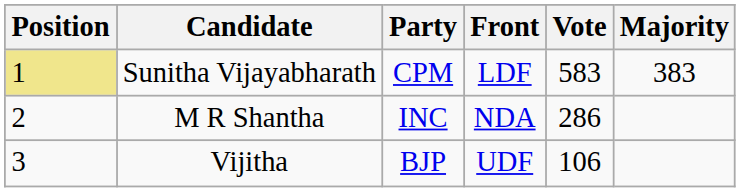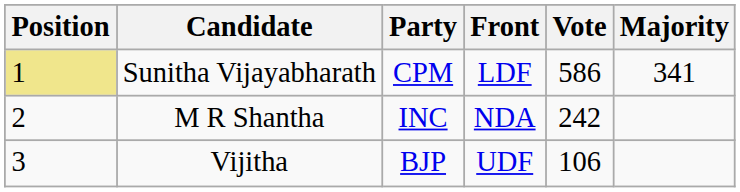(580, 72) 583 -> (580, 72) 586
(674, 72) 383 -> (674, 72) 341
(580, 117) 286 -> (580, 117) 242
